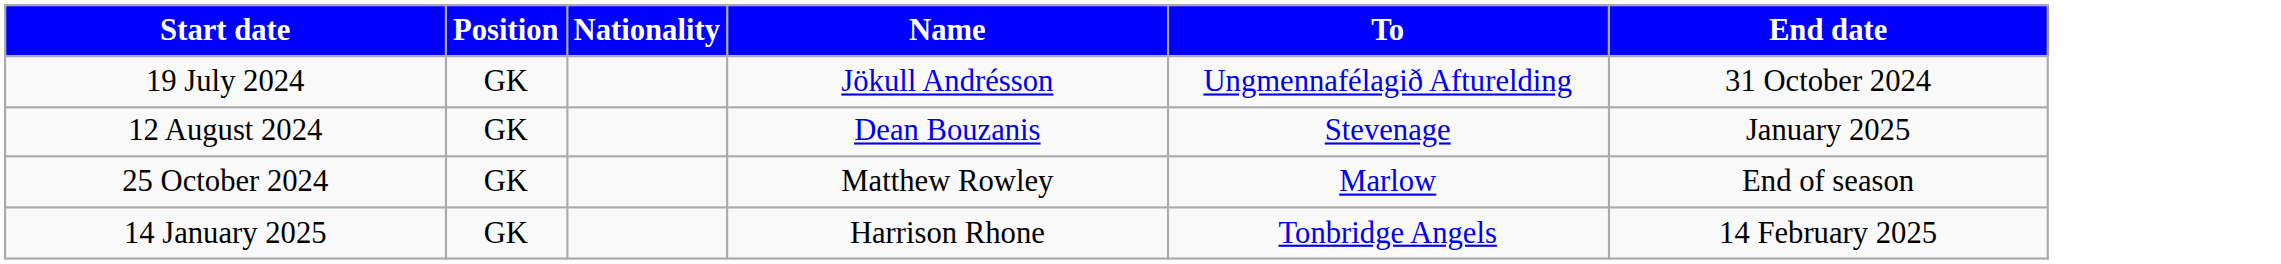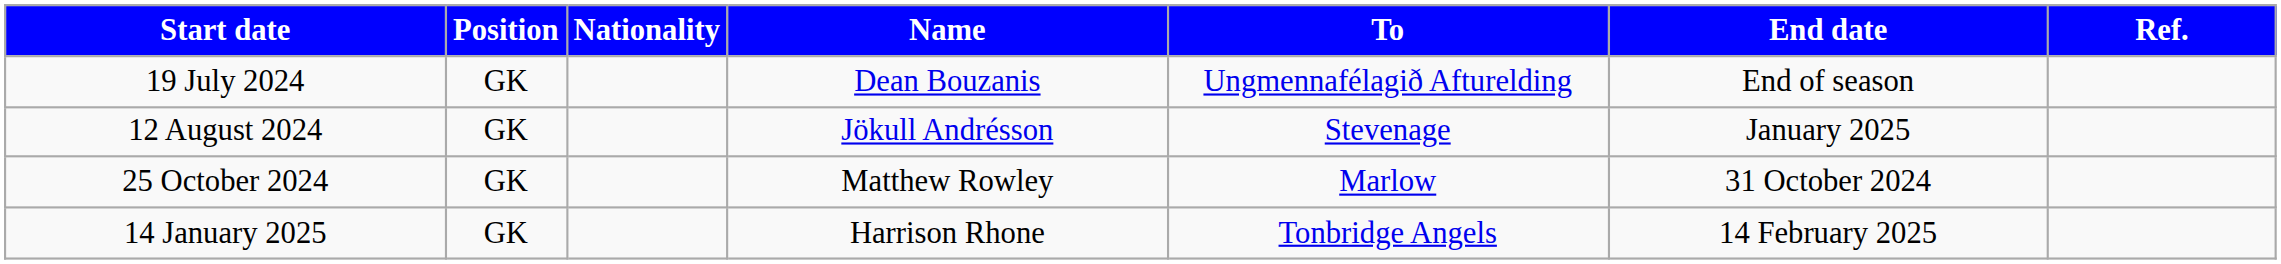+ column: (2162, 30)
(947, 80) Jökull Andrésson -> (947, 80) Dean Bouzanis
(1828, 80) 31 October 2024 -> (1828, 80) End of season
(947, 131) Dean Bouzanis -> (947, 131) Jökull Andrésson
(1828, 181) End of season -> (1828, 181) 31 October 2024
